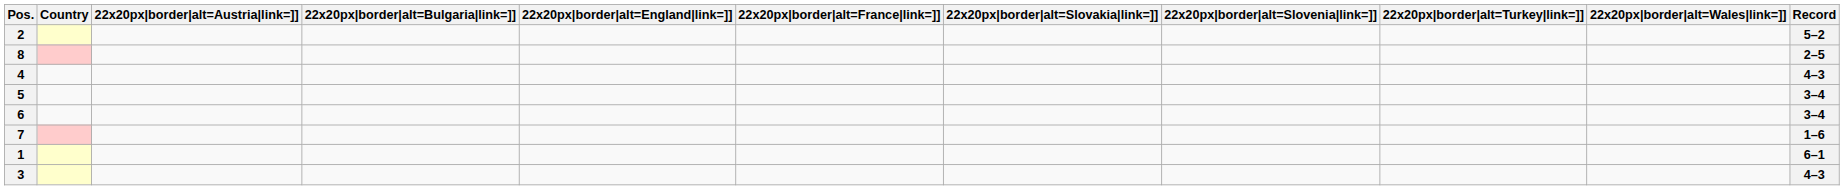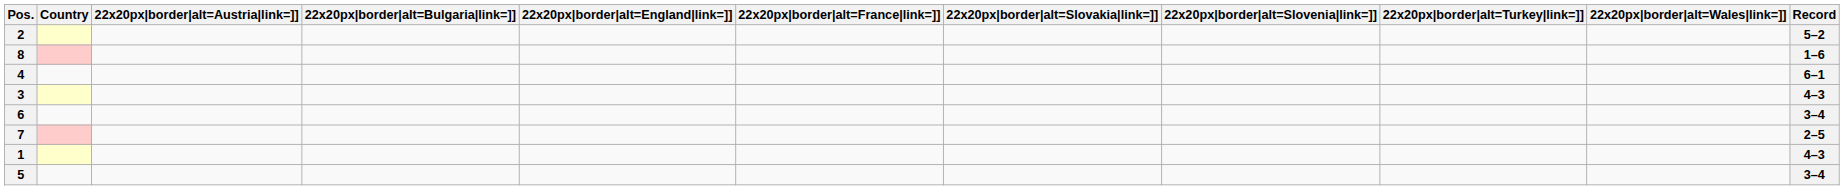(1814, 55) 2–5 -> (1814, 55) 1–6
(1814, 75) 4–3 -> (1814, 75) 6–1
rows swapped: (21, 95) <-> (21, 175)
(1814, 135) 1–6 -> (1814, 135) 2–5
(1814, 155) 6–1 -> (1814, 155) 4–3
